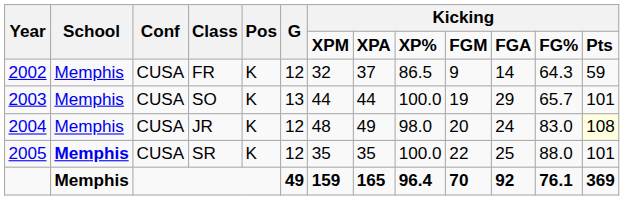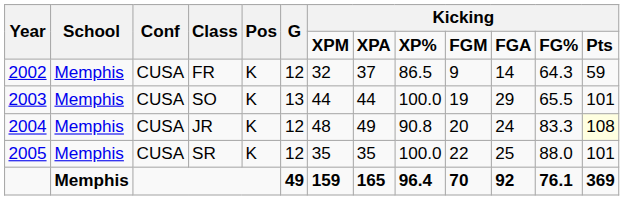(556, 99) 65.7 -> (556, 99) 65.5
(415, 126) 98.0 -> (415, 126) 90.8
(556, 126) 83.0 -> (556, 126) 83.3
(92, 153) bold -> (89, 153) normal
